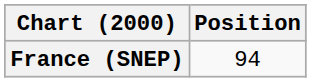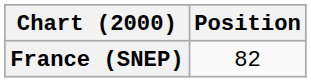(248, 59) 94 -> (248, 59) 82
